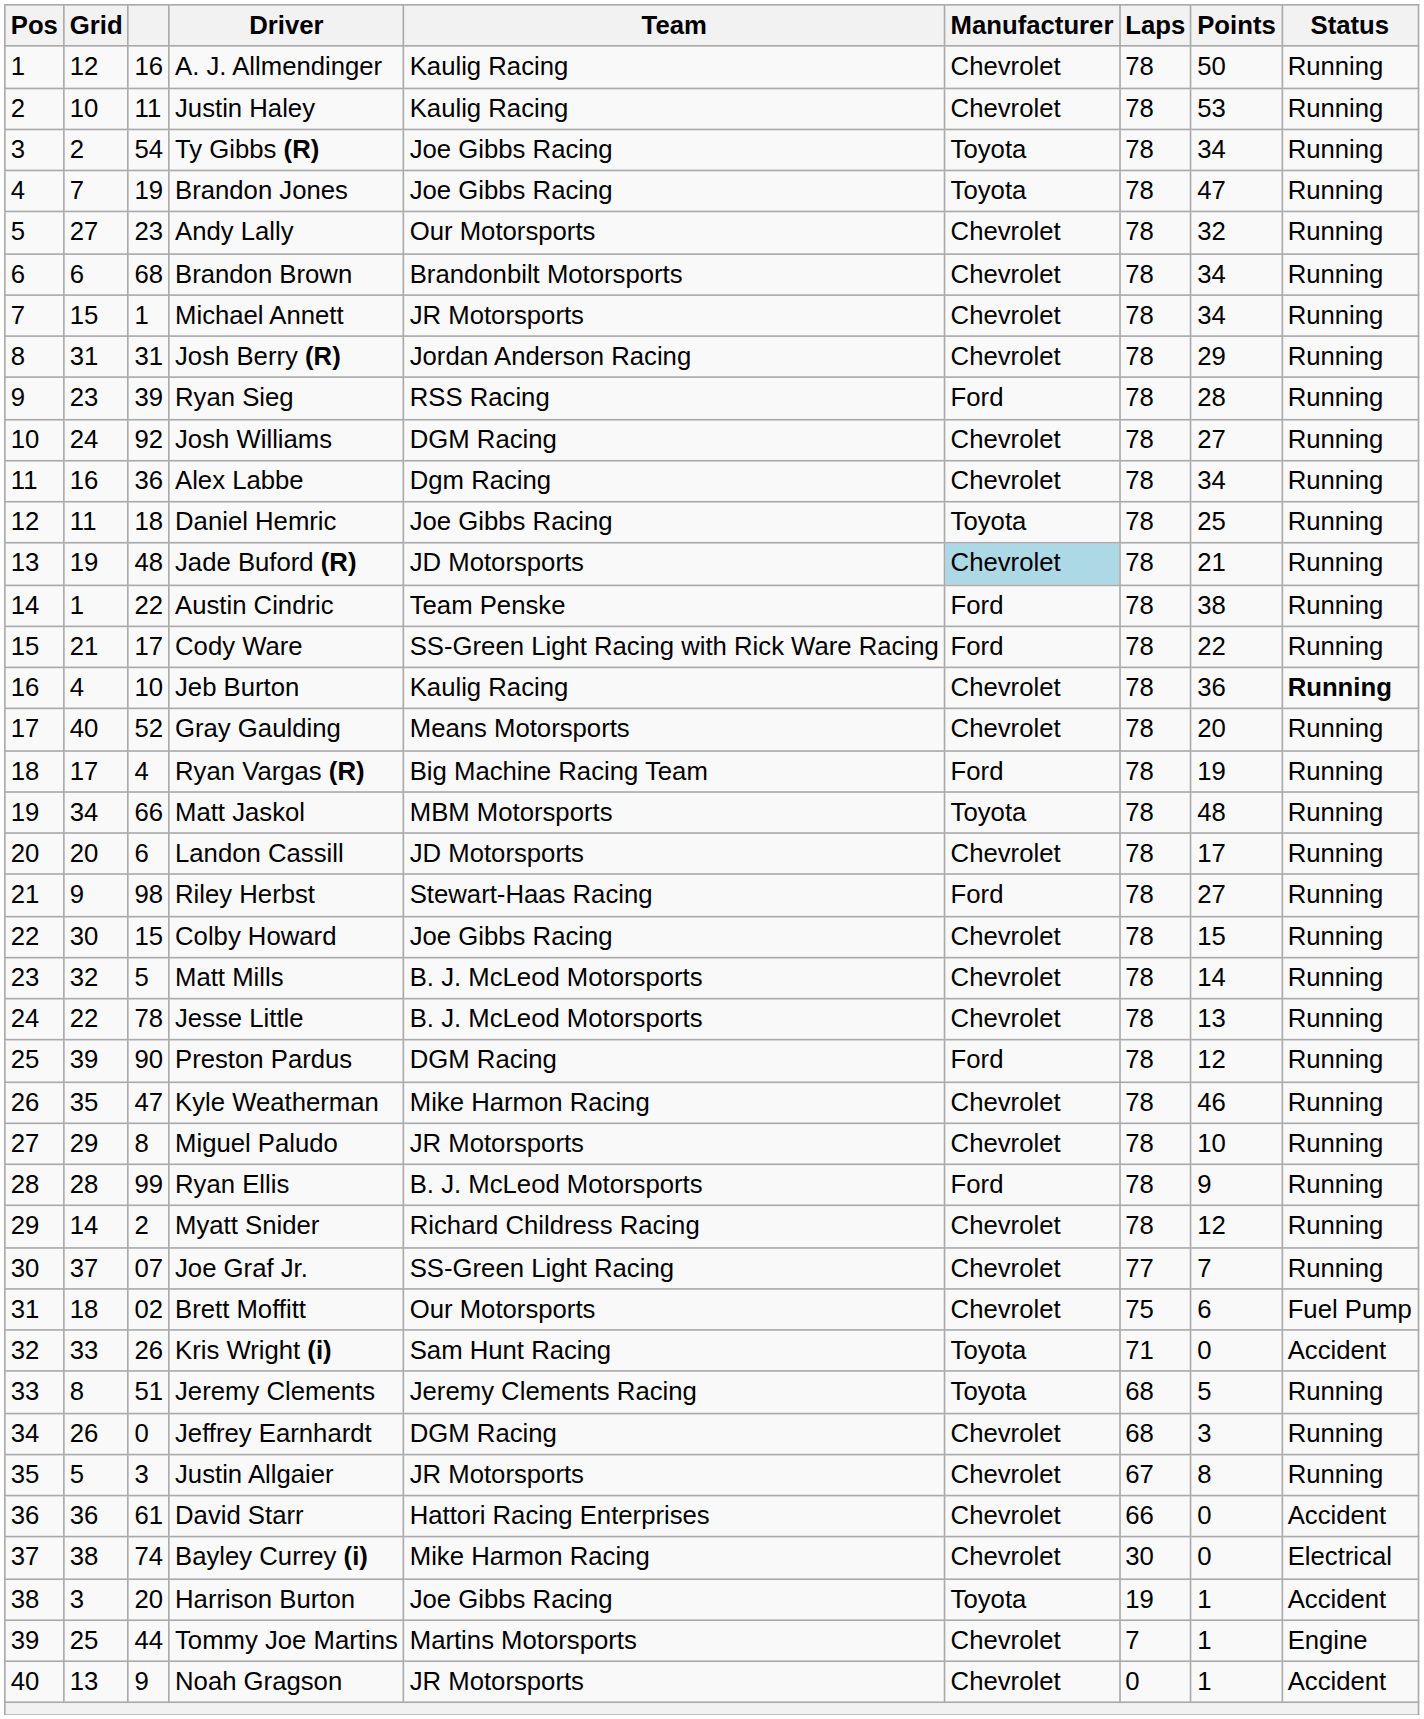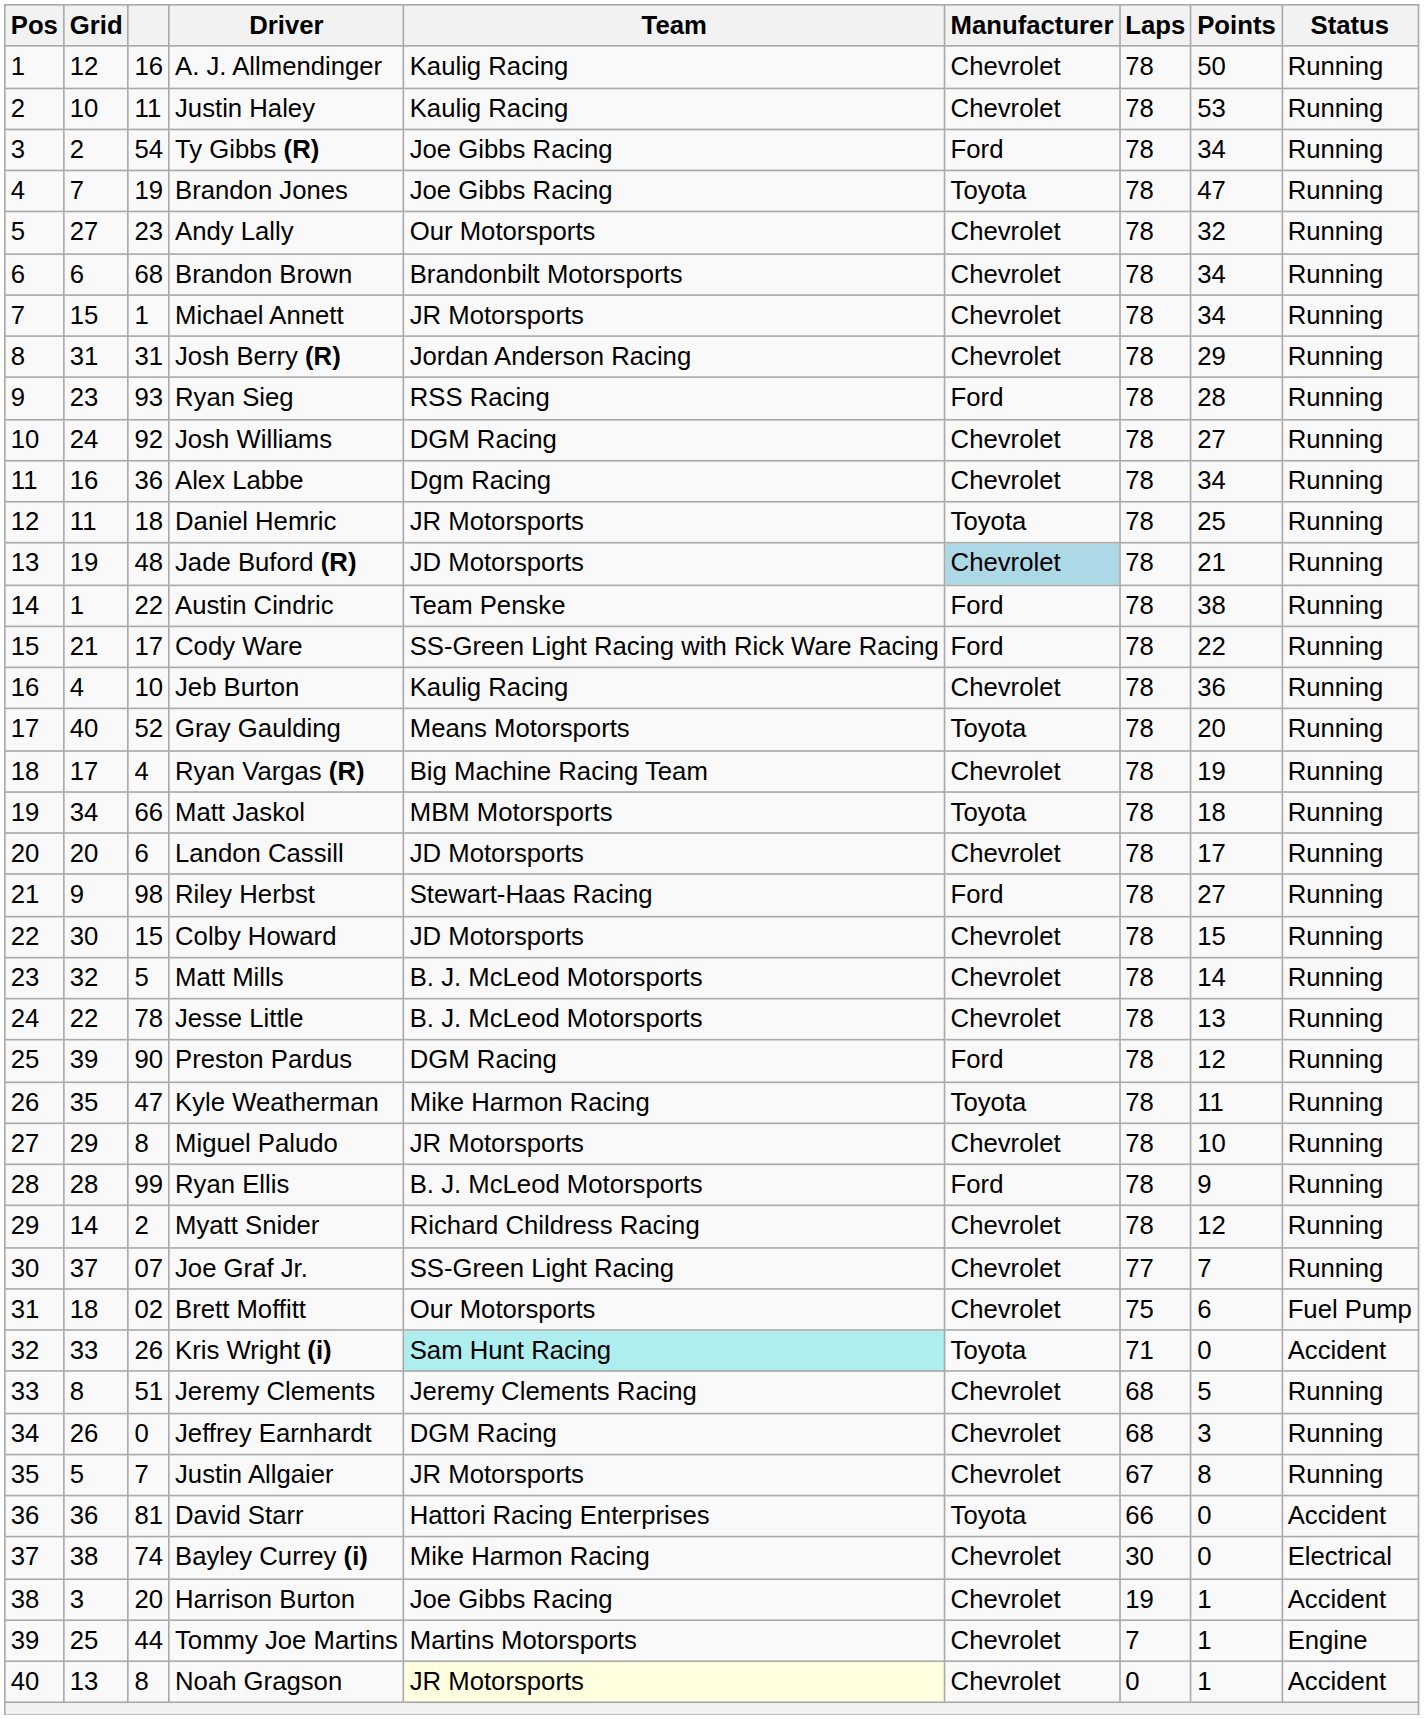(988, 149) Toyota -> (977, 149) Ford
(149, 397) 39 -> (149, 397) 93
(511, 521) Joe Gibbs Racing -> (497, 521) JR Motorsports
(1340, 687) bold -> (1336, 687) normal
(1006, 728) Chevrolet -> (988, 728) Toyota
(977, 770) Ford -> (1006, 770) Chevrolet
(1212, 811) 48 -> (1212, 811) 18
(511, 935) Joe Gibbs Racing -> (497, 935) JD Motorsports
(1006, 1101) Chevrolet -> (988, 1101) Toyota
(1212, 1101) 46 -> (1211, 1101) 11
(510, 1349) no background -> (510, 1349) paleturquoise background
(988, 1391) Toyota -> (1006, 1391) Chevrolet
(142, 1474) 3 -> (142, 1474) 7
(149, 1515) 61 -> (149, 1515) 81
(1006, 1515) Chevrolet -> (988, 1515) Toyota
(988, 1598) Toyota -> (1006, 1598) Chevrolet
(142, 1681) 9 -> (142, 1681) 8
(497, 1681) no background -> (497, 1681) lightyellow background
